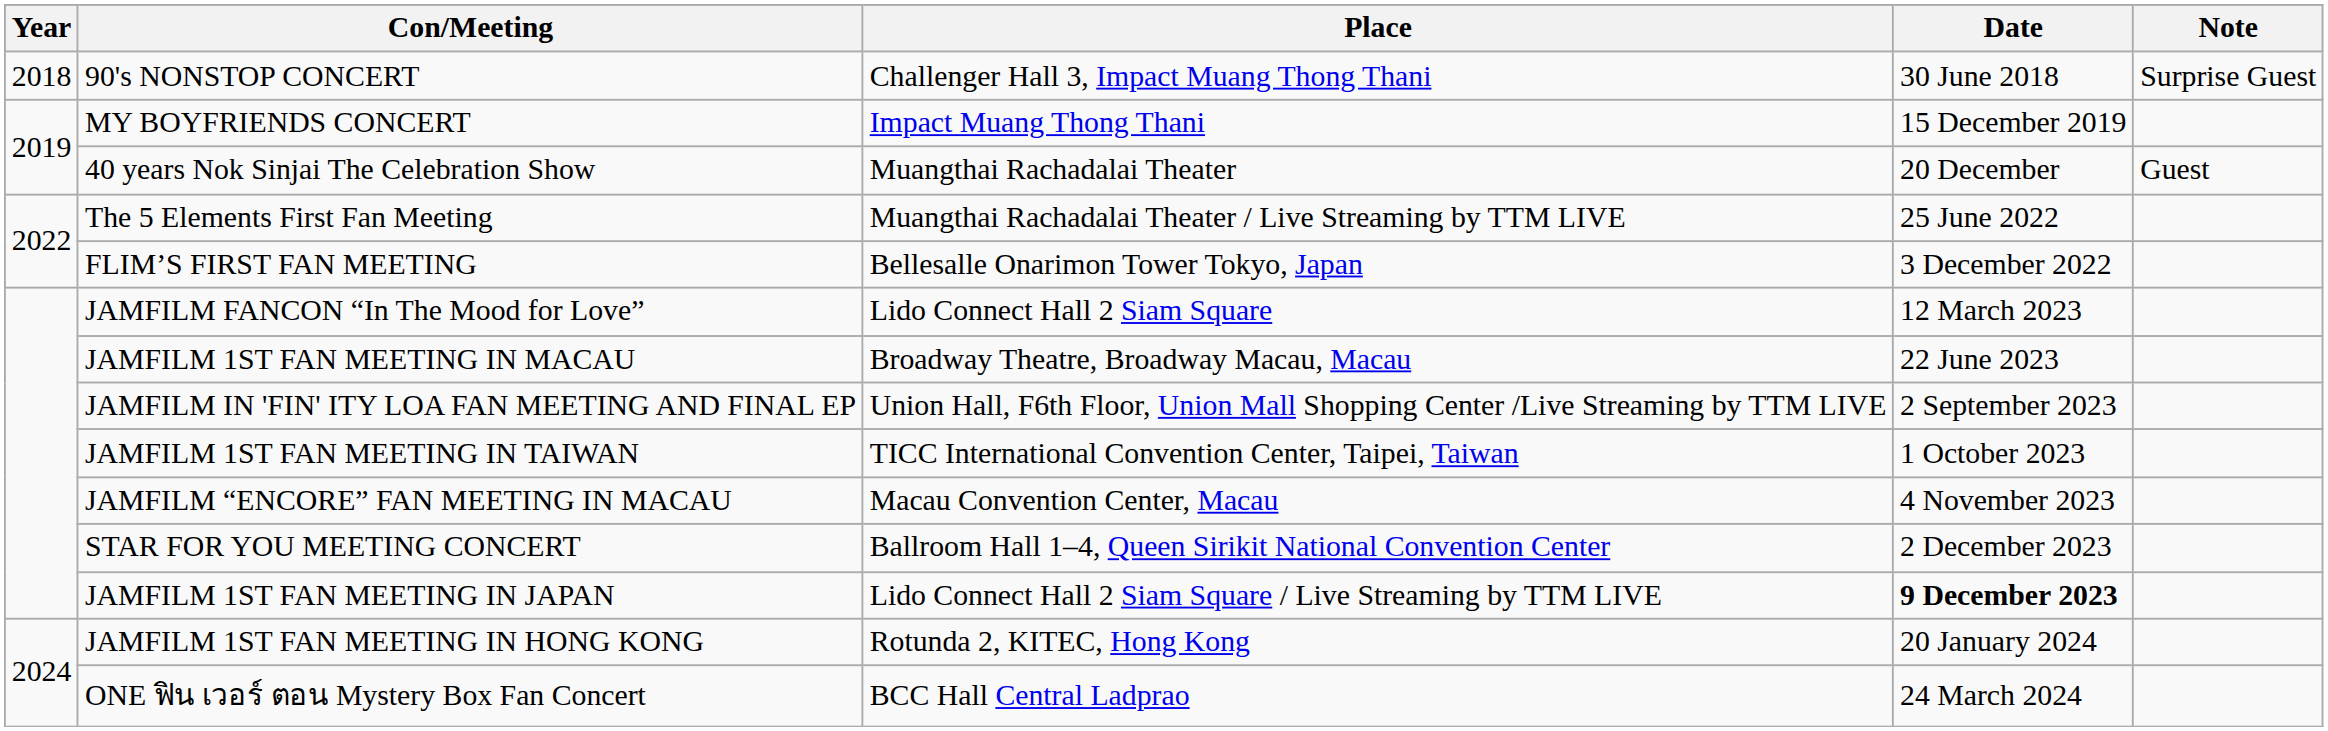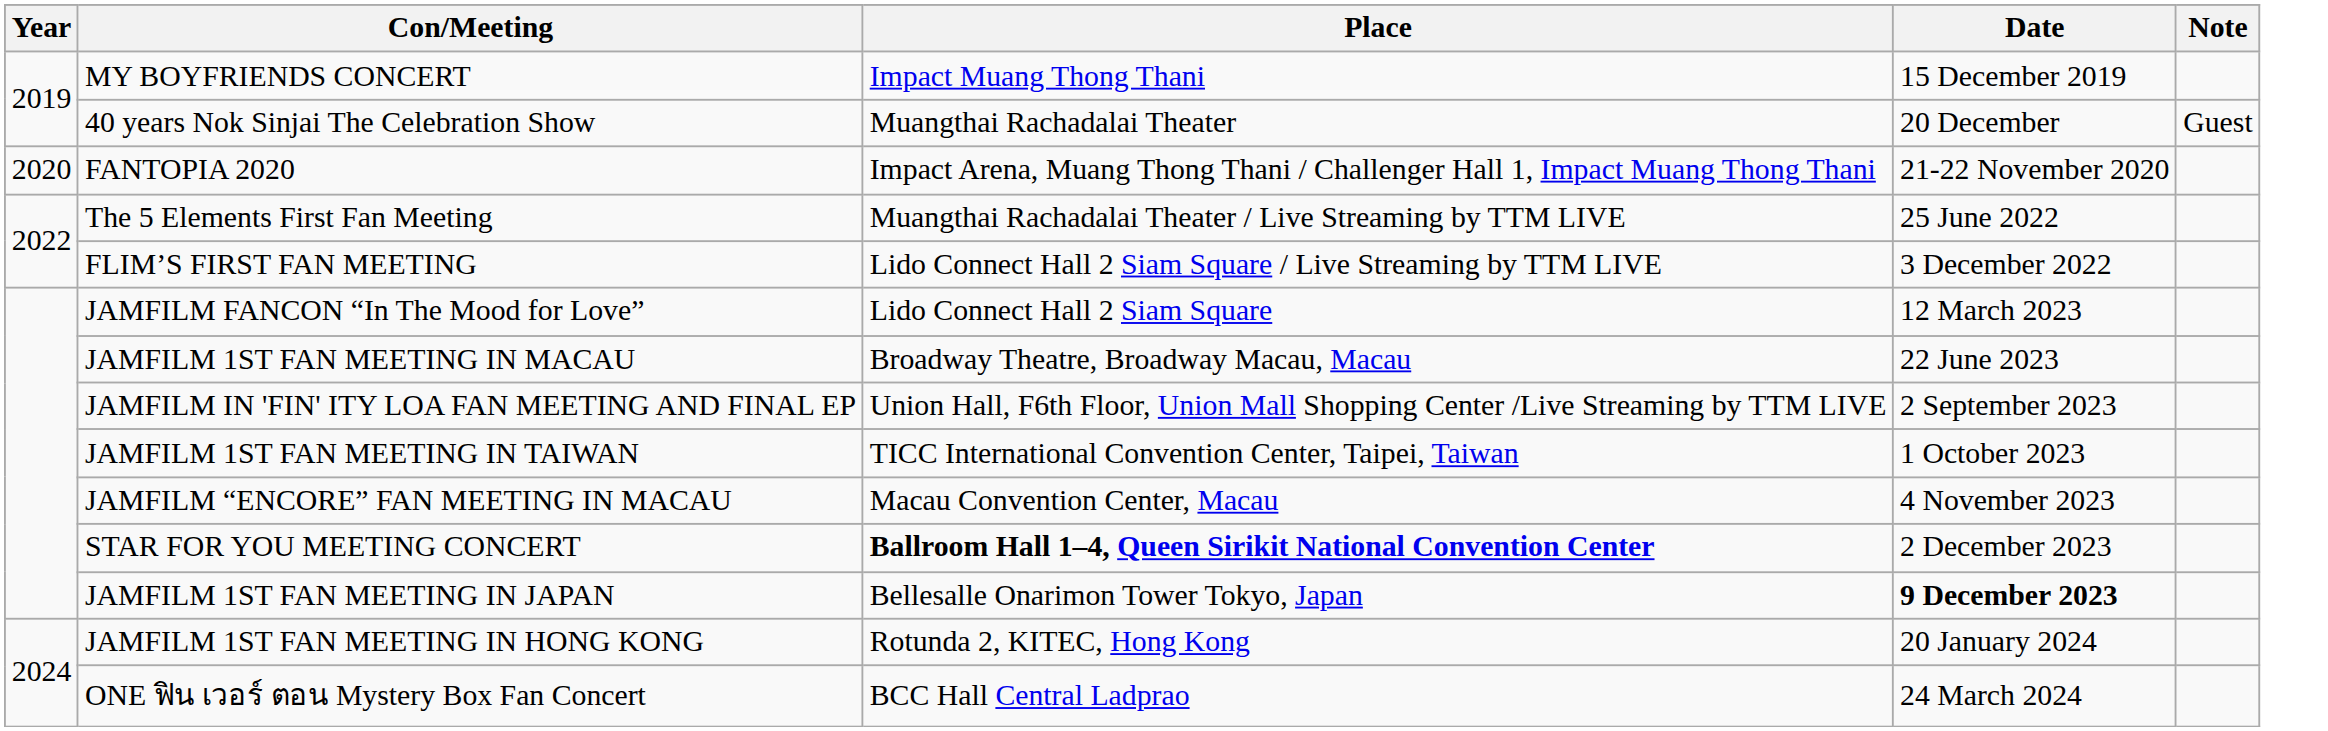- row: (252, 75)
+ row: (190, 169)
(1116, 264) Bellesalle Onarimon Tower Tokyo, Japan -> (1266, 264) Lido Connect Hall 2 Siam Square / Live Streaming by TTM LIVE
(1240, 547) normal -> (1262, 547) bold
(1266, 594) Lido Connect Hall 2 Siam Square / Live Streaming by TTM LIVE -> (1116, 594) Bellesalle Onarimon Tower Tokyo, Japan
